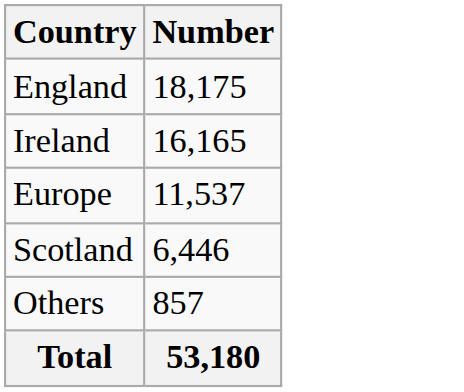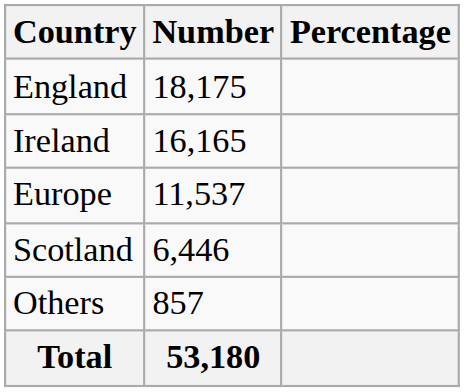+ column: (370, 31)
